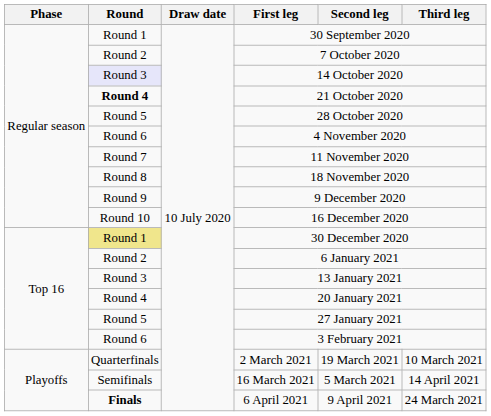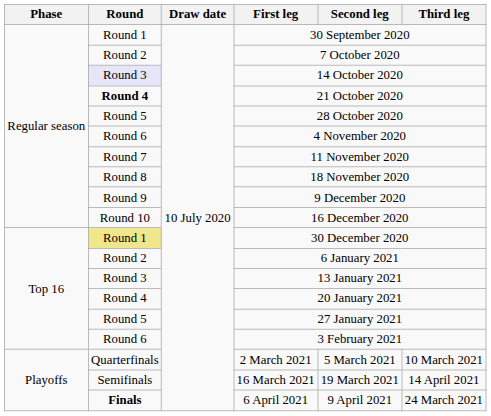(360, 359) 19 March 2021 -> (360, 359) 5 March 2021
(360, 380) 5 March 2021 -> (360, 380) 19 March 2021
